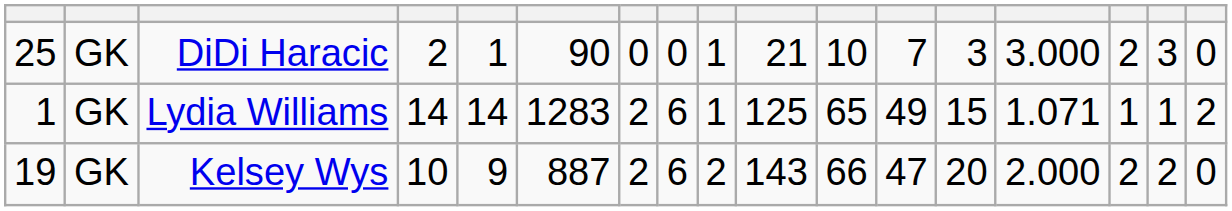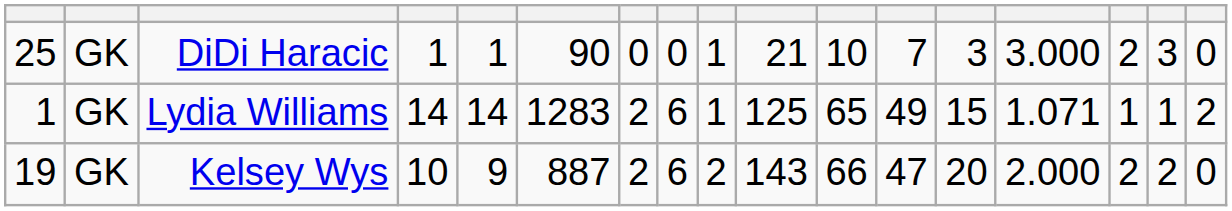(438, 52) 2 -> (438, 52) 1
